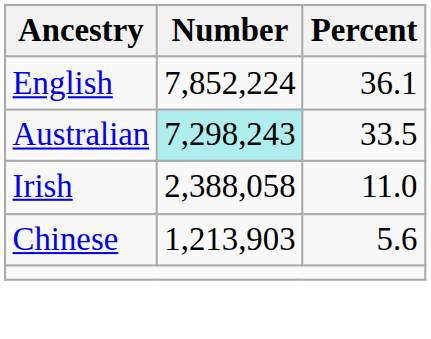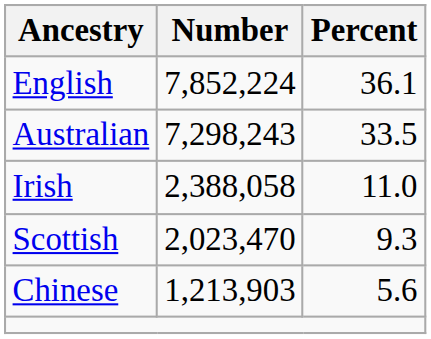(230, 134) paleturquoise background -> (230, 134) no background
+ row: (65, 238)
